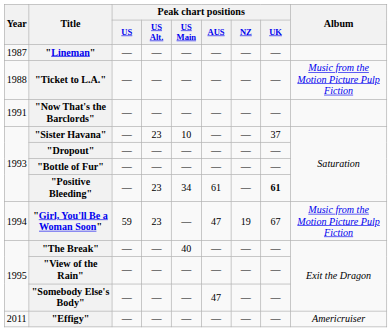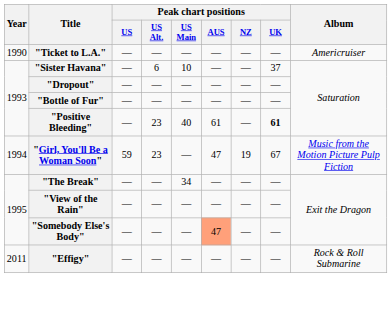- row: (71, 52)
(17, 80) 1988 -> (17, 52) 1990
(339, 80) Music from the Motion Picture Pulp Fiction -> (339, 52) Americruiser
- row: (71, 113)
(157, 134) 23 -> (157, 68) 6
(186, 188) 34 -> (186, 122) 40
(186, 248) 40 -> (186, 182) 34
(216, 297) no background -> (216, 231) lightsalmon background
(339, 319) Americruiser -> (339, 258) Rock & Roll Submarine
